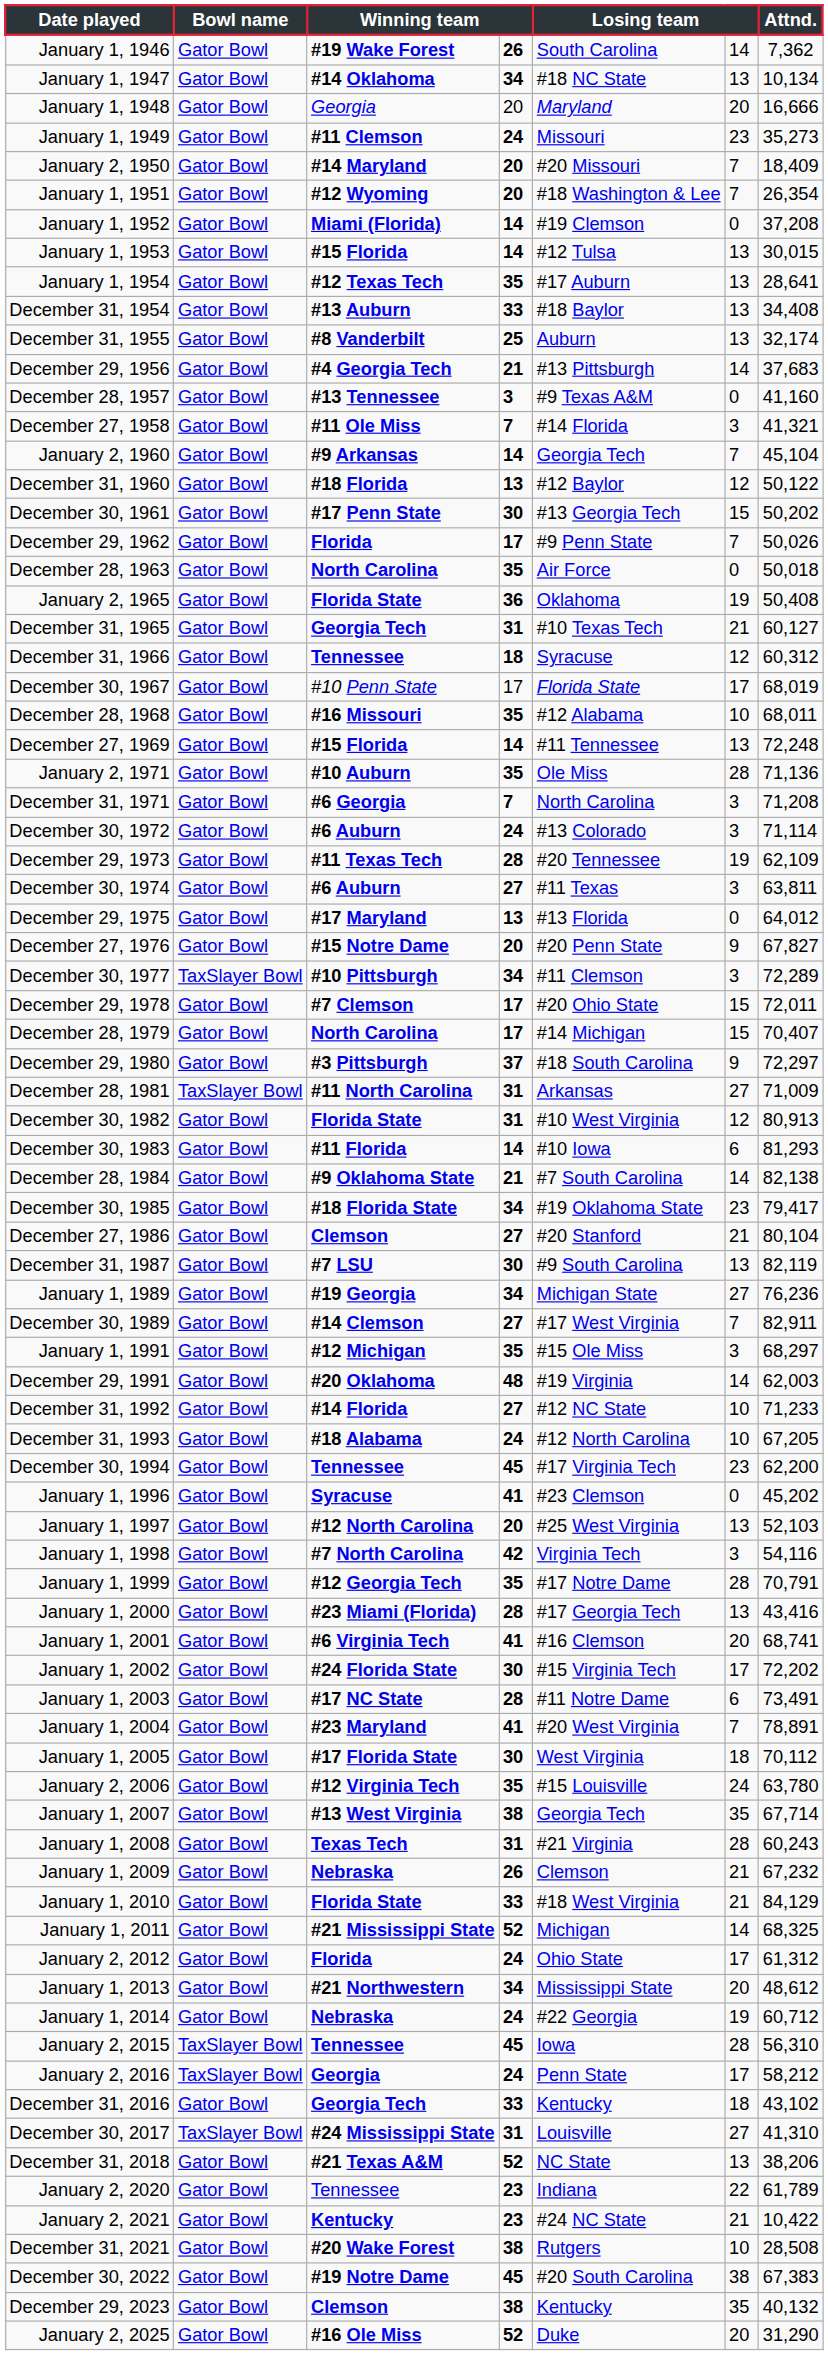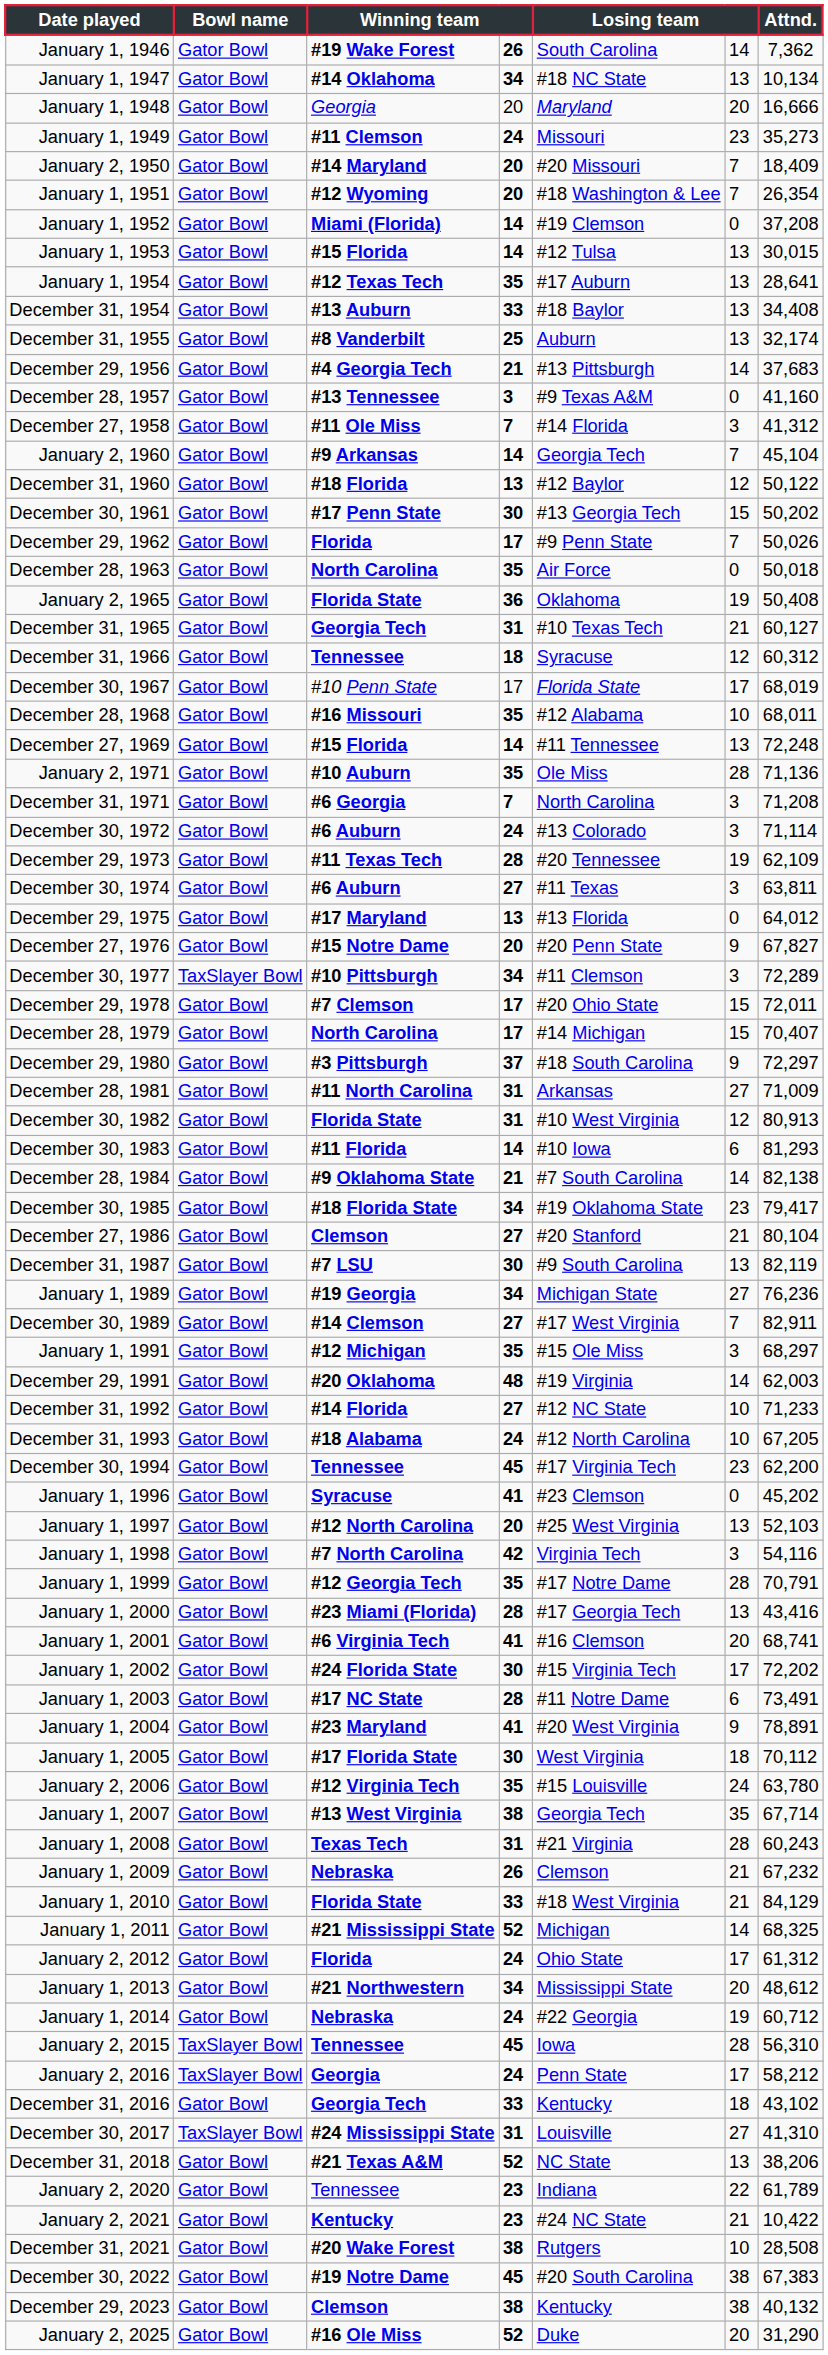(791, 426) 41,321 -> (791, 426) 41,312
(240, 1091) TaxSlayer Bowl -> (223, 1091) Gator Bowl
(734, 1727) 7 -> (734, 1727) 9
(739, 2306) 35 -> (739, 2306) 38
